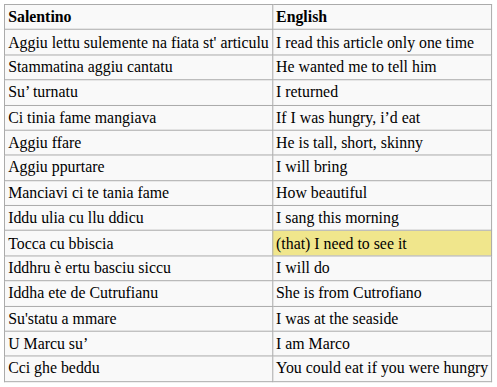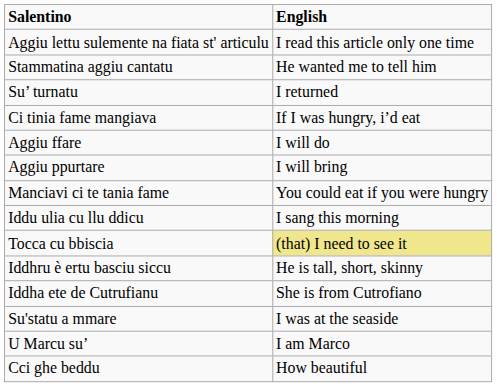(350, 142) He is tall, short, skinny -> (303, 142) I will do
(322, 192) How beautiful -> (382, 192) You could eat if you were hungry
(303, 268) I will do -> (350, 268) He is tall, short, skinny
(382, 368) You could eat if you were hungry -> (322, 368) How beautiful
